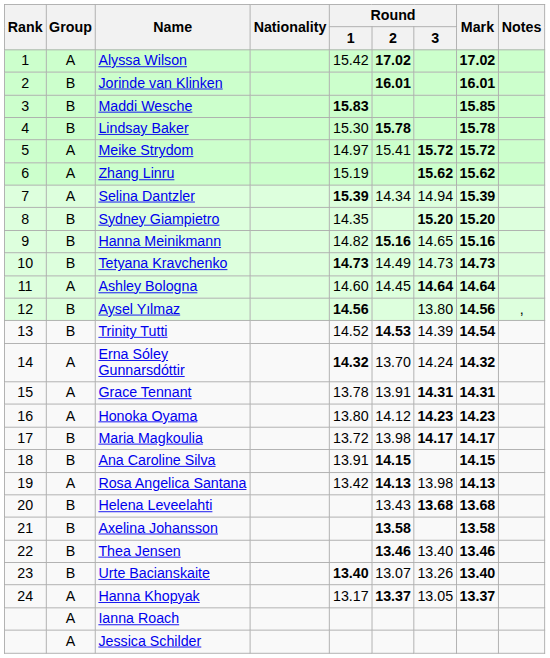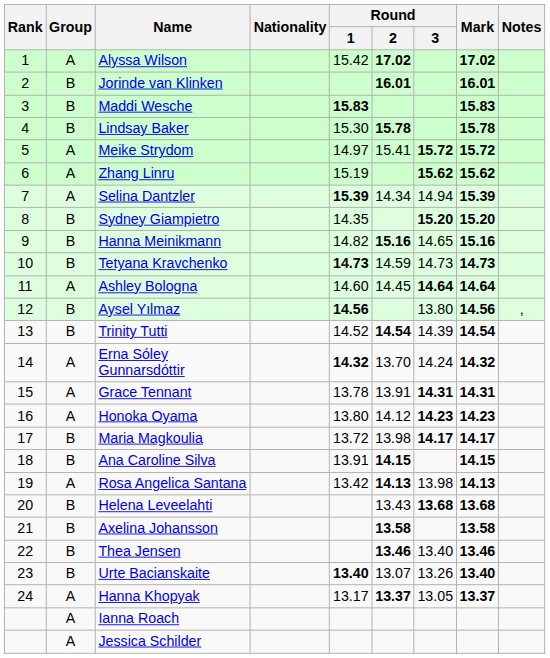(477, 106) 15.85 -> (477, 106) 15.83
(393, 264) 14.49 -> (393, 264) 14.59
(393, 331) 14.53 -> (393, 331) 14.54
